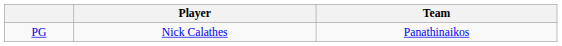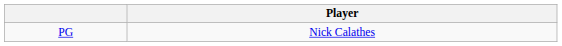- column: (437, 13)
